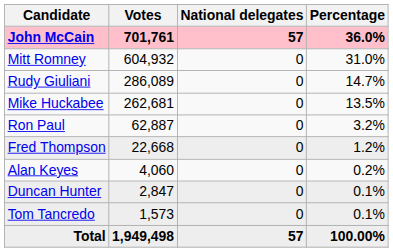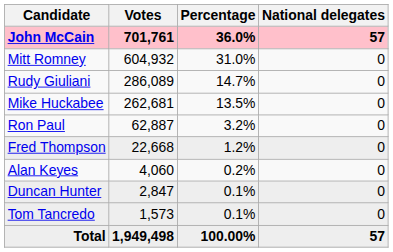columns swapped: (347, 15) <-> (242, 15)
